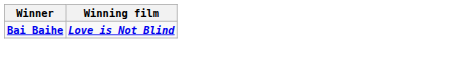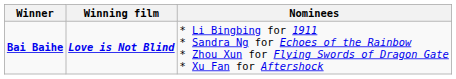+ column: (314, 13)
